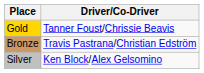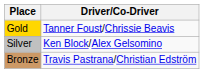rows swapped: (19, 60) <-> (23, 44)
